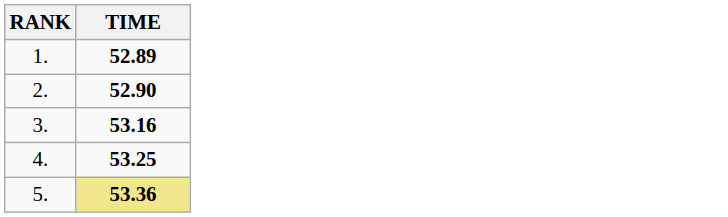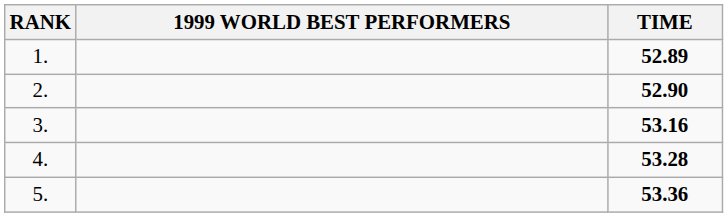+ column: (342, 22)
(133, 159) 53.25 -> (665, 159) 53.28
(133, 194) khaki background -> (665, 194) no background
